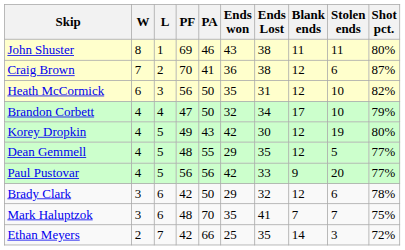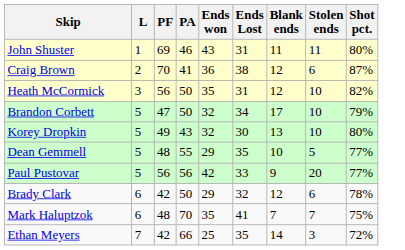- column: (143, 22)
(264, 49) 38 -> (242, 49) 31
(160, 111) 4 -> (138, 111) 5
(230, 132) 42 -> (208, 132) 32
(298, 132) 12 -> (276, 132) 13
(337, 132) 19 -> (315, 132) 10
(298, 152) 12 -> (276, 152) 10
